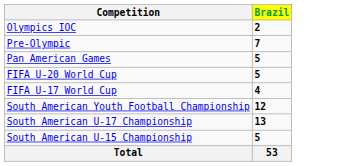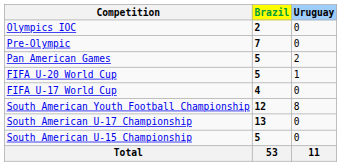+ column: (314, 12)
